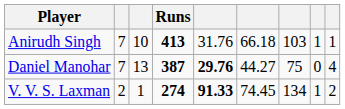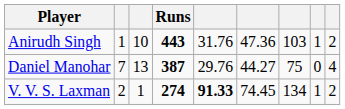(122, 41) 7 -> (122, 41) 1
(173, 41) 413 -> (173, 41) 443
(258, 41) 66.18 -> (258, 41) 47.36
(332, 41) 1 -> (332, 41) 2
(215, 66) bold -> (215, 66) normal
